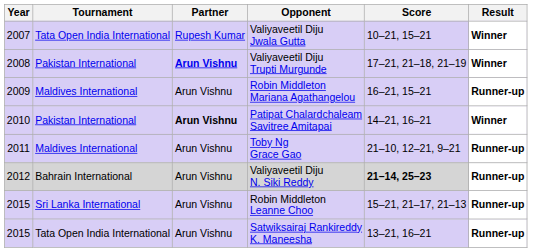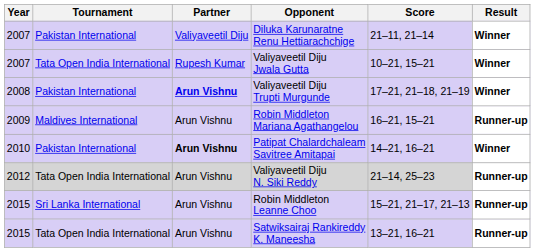+ row: (304, 36)
- row: (276, 149)
(84, 177) Bahrain International -> (103, 177) Tata Open India International
(399, 177) bold -> (402, 177) normal
